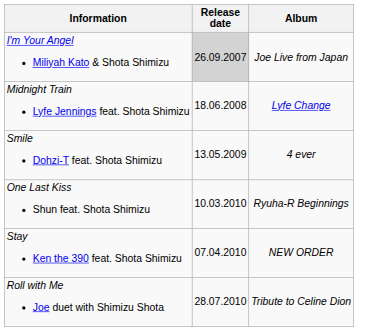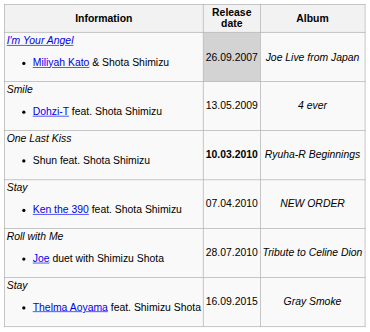- row: (98, 101)
(220, 204) normal -> (232, 155) bold
+ row: (104, 297)
